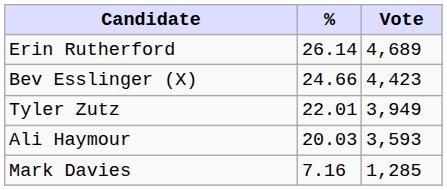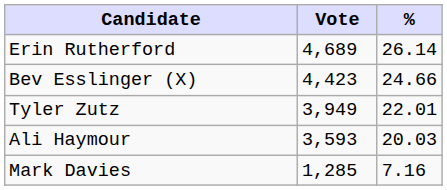columns swapped: (402, 20) <-> (330, 20)
